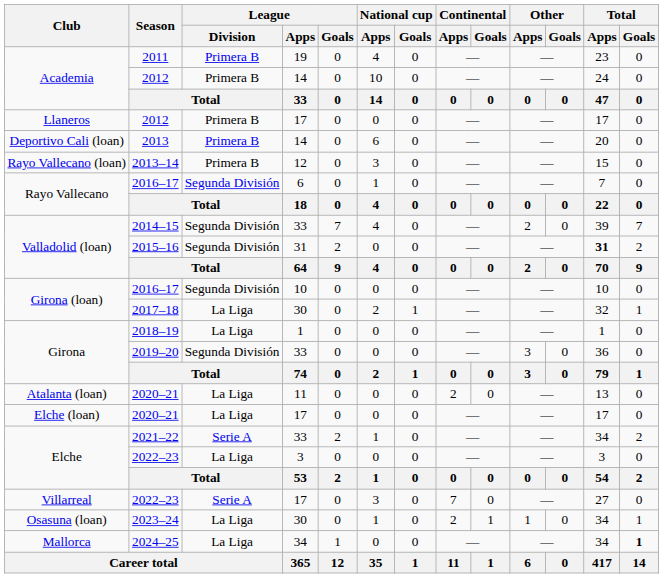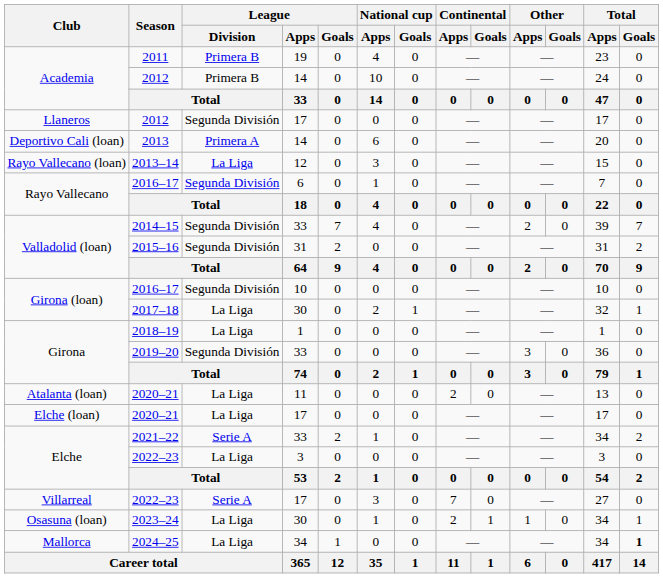(232, 120) Primera B -> (232, 120) Segunda División
(232, 141) Primera B -> (232, 141) Primera A
(232, 162) Primera B -> (232, 162) La Liga
(602, 246) bold -> (602, 246) normal
